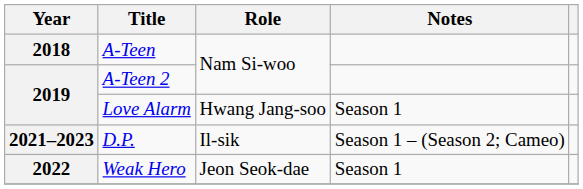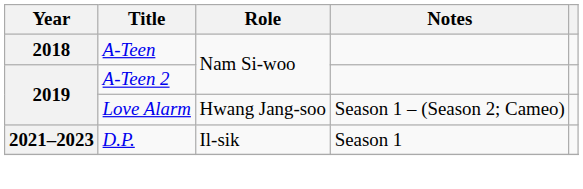(368, 109) Season 1 -> (450, 109) Season 1 – (Season 2; Cameo)
(450, 139) Season 1 – (Season 2; Cameo) -> (368, 139) Season 1
- row: (144, 169)
